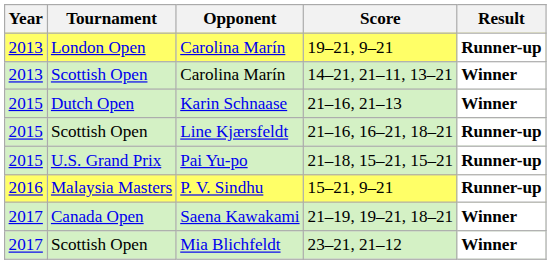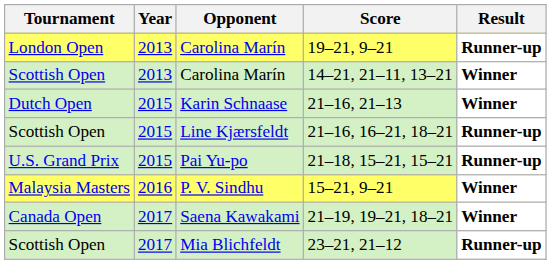columns swapped: (26, 19) <-> (112, 19)
(501, 188) Runner-up -> (489, 188) Winner
(489, 245) Winner -> (501, 245) Runner-up
